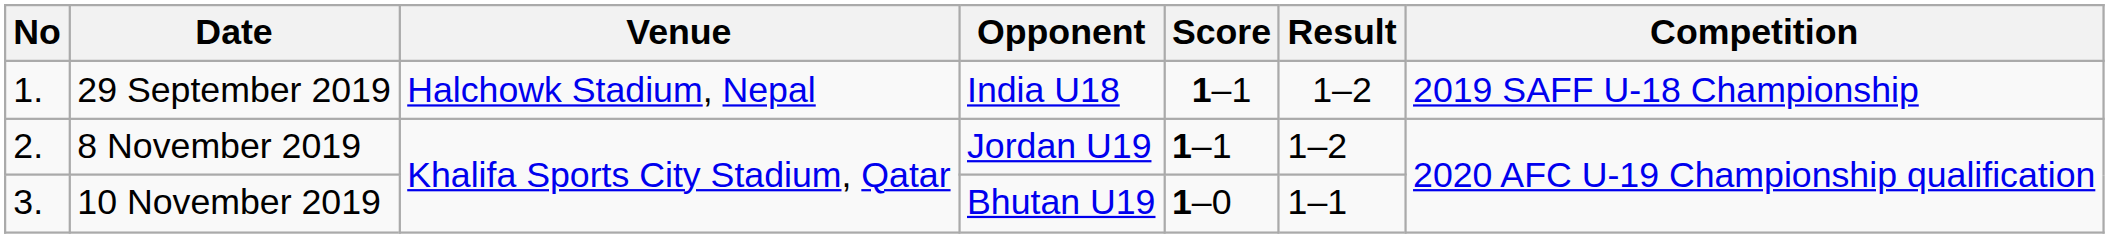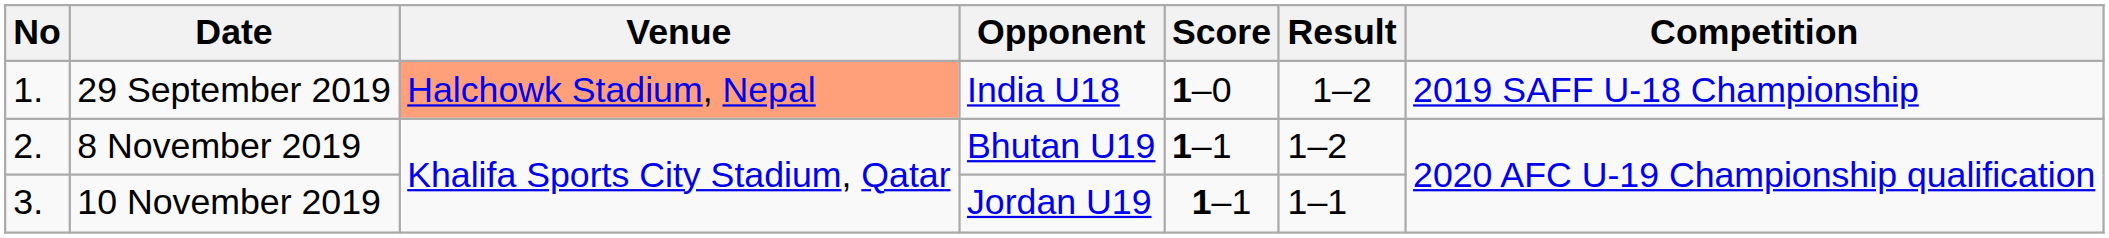(611, 89) no background -> (611, 89) lightsalmon background
(1221, 89) 1–1 -> (1202, 89) 1–0
(1059, 145) Jordan U19 -> (1061, 145) Bhutan U19
(1061, 202) Bhutan U19 -> (1059, 202) Jordan U19
(1202, 202) 1–0 -> (1221, 202) 1–1
